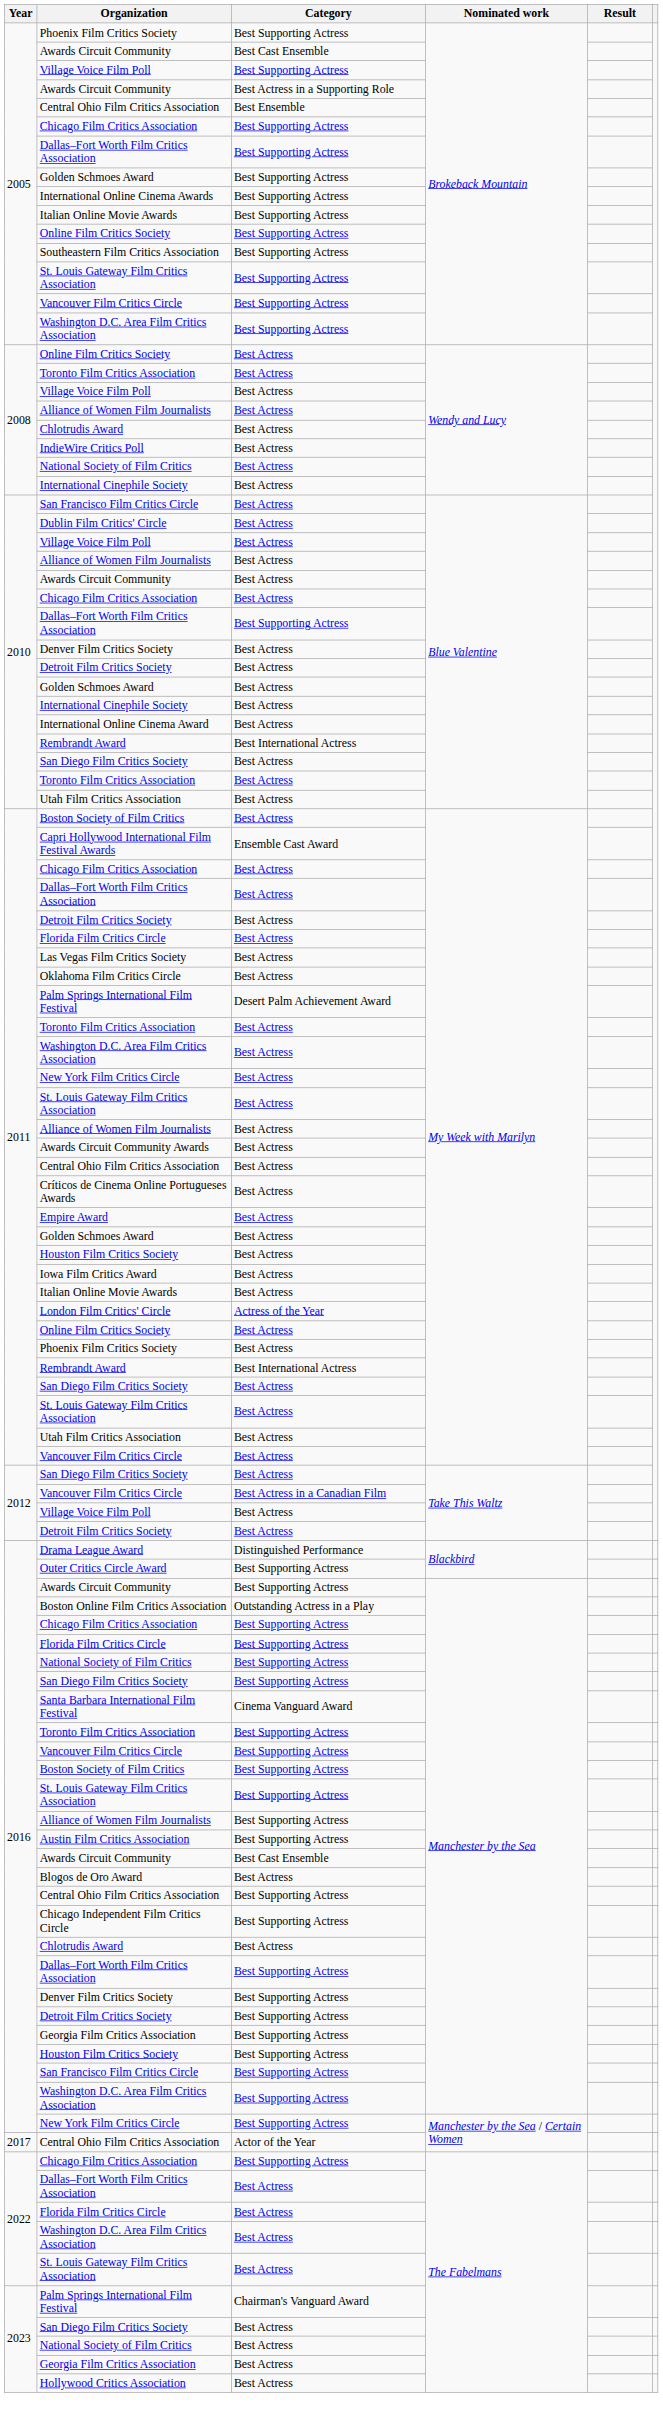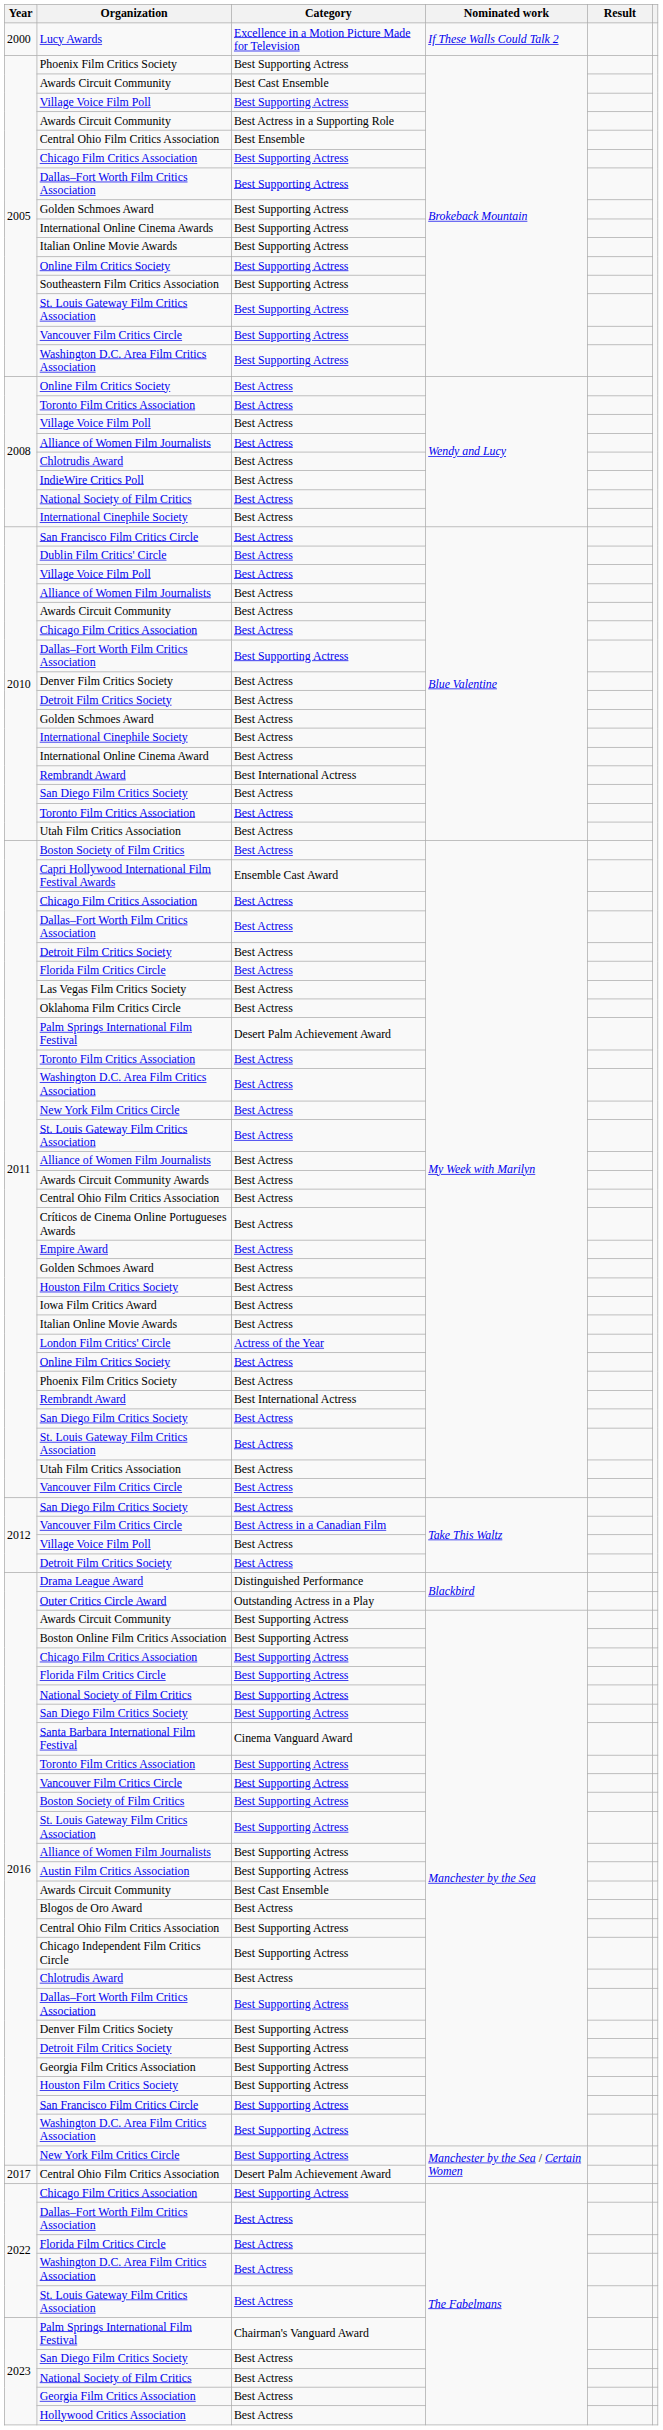+ row: (19, 39)
(291, 1568) Best Supporting Actress -> (304, 1600) Outstanding Actress in a Play
(304, 1606) Outstanding Actress in a Play -> (291, 1638) Best Supporting Actress
(275, 2142) Actor of the Year -> (312, 2174) Desert Palm Achievement Award
